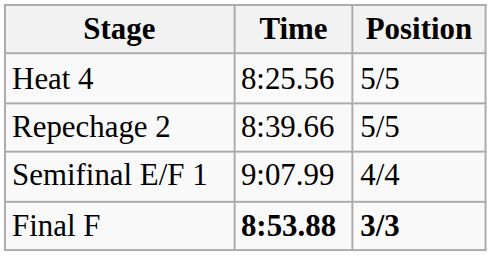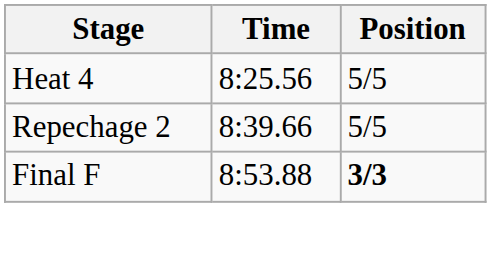- row: (110, 175)
(289, 224) bold -> (266, 175) normal
